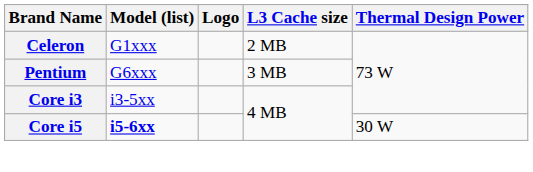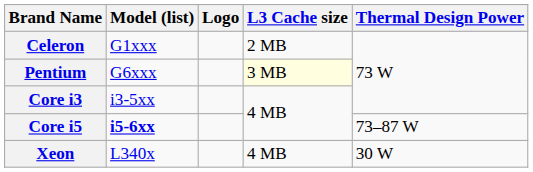(267, 72) no background -> (267, 72) lightyellow background
(374, 126) 30 W -> (387, 126) 73–87 W
+ row: (55, 153)
